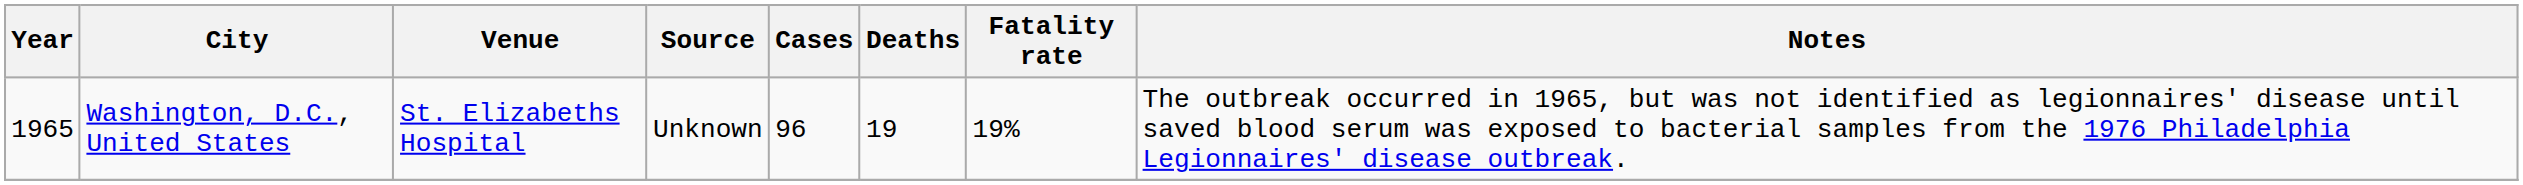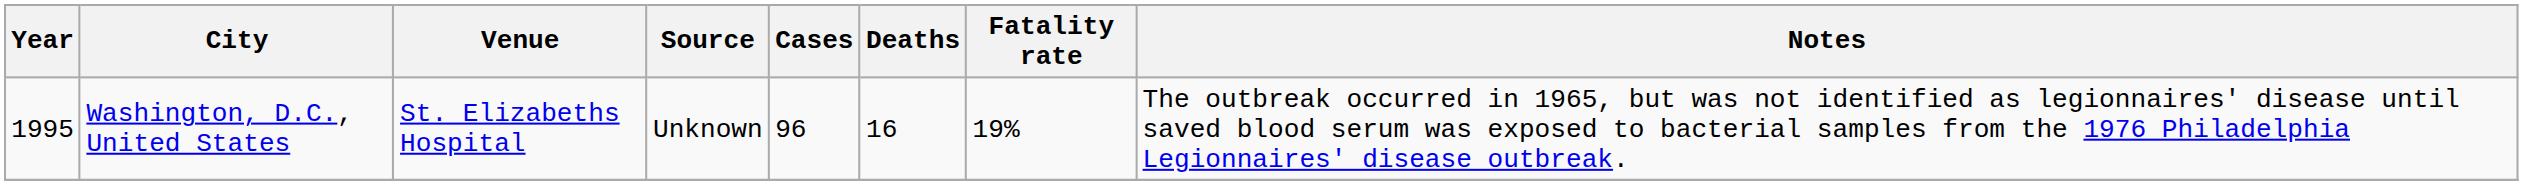(43, 129) 1965 -> (43, 129) 1995
(882, 129) 19 -> (882, 129) 16
